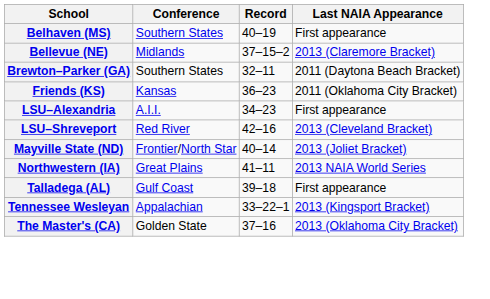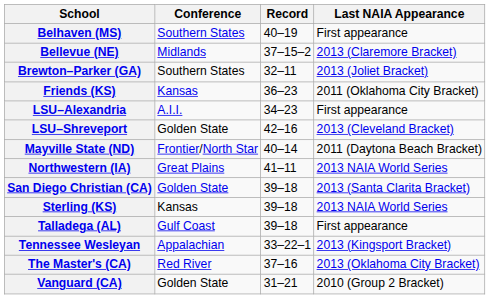(378, 71) 2011 (Daytona Beach Bracket) -> (372, 71) 2013 (Joliet Bracket)
(163, 129) Red River -> (193, 129) Golden State
(351, 149) 2013 (Joliet Bracket) -> (399, 149) 2011 (Daytona Beach Bracket)
+ row: (79, 187)
+ row: (79, 206)
(171, 226) Golden State -> (184, 264) Red River
+ row: (79, 284)
